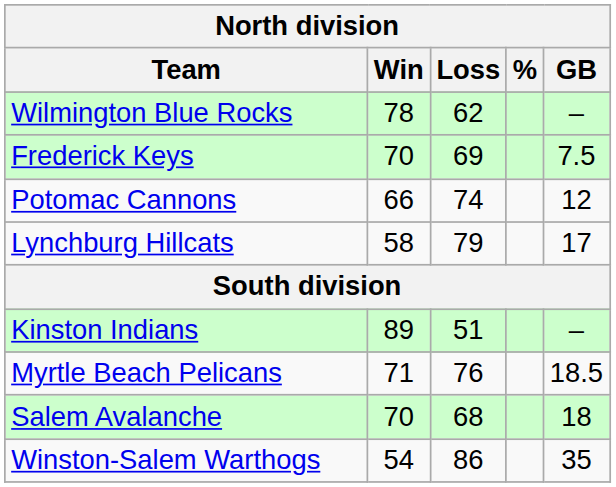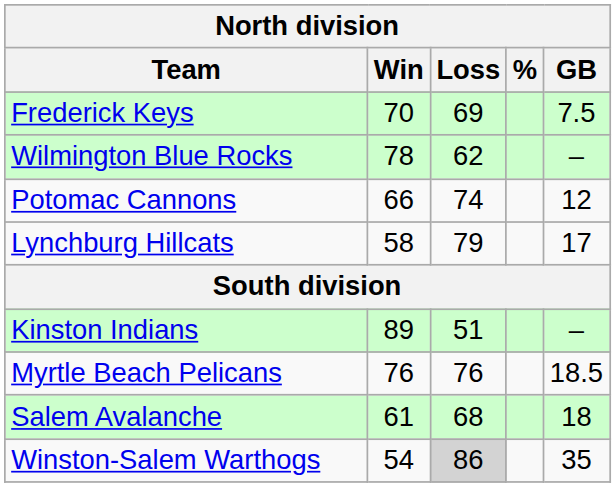rows swapped: (152, 112) <-> (102, 156)
(399, 373) 71 -> (399, 373) 76
(399, 416) 70 -> (399, 416) 61
(468, 460) no background -> (468, 460) lightgrey background
